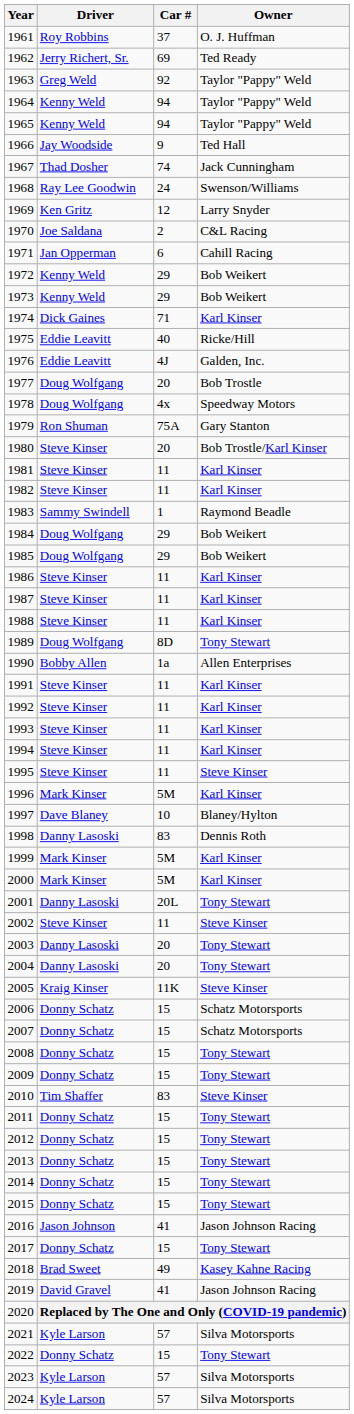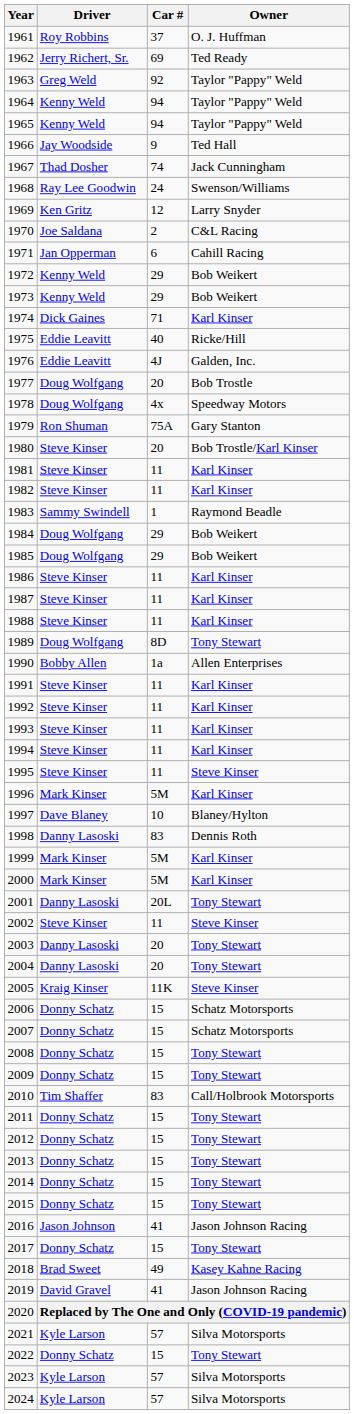(234, 1096) Steve Kinser -> (263, 1096) Call/Holbrook Motorsports
